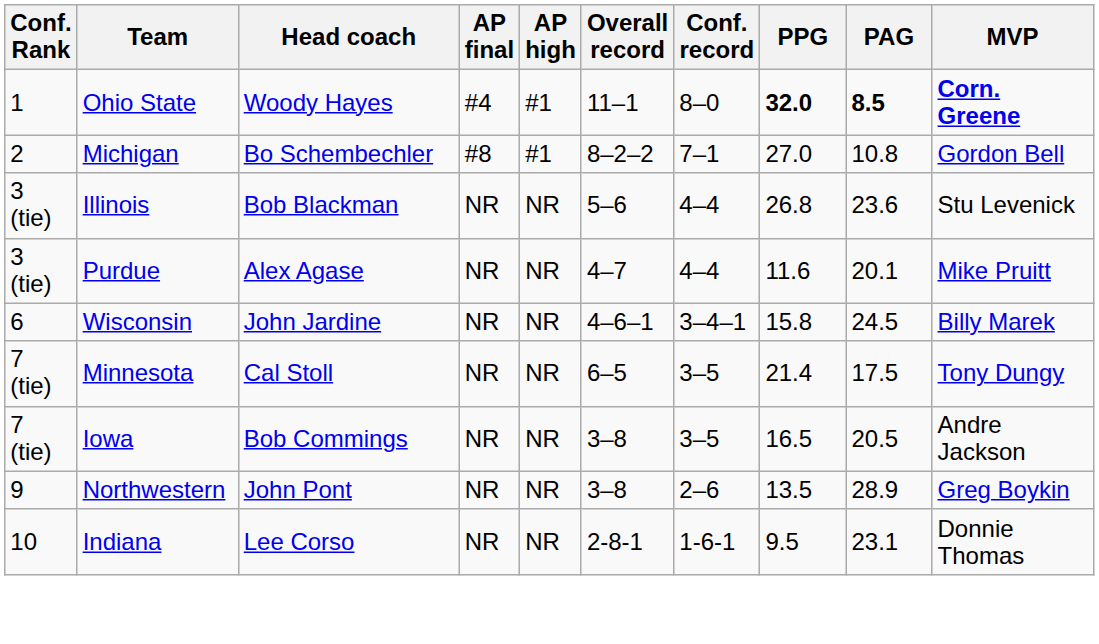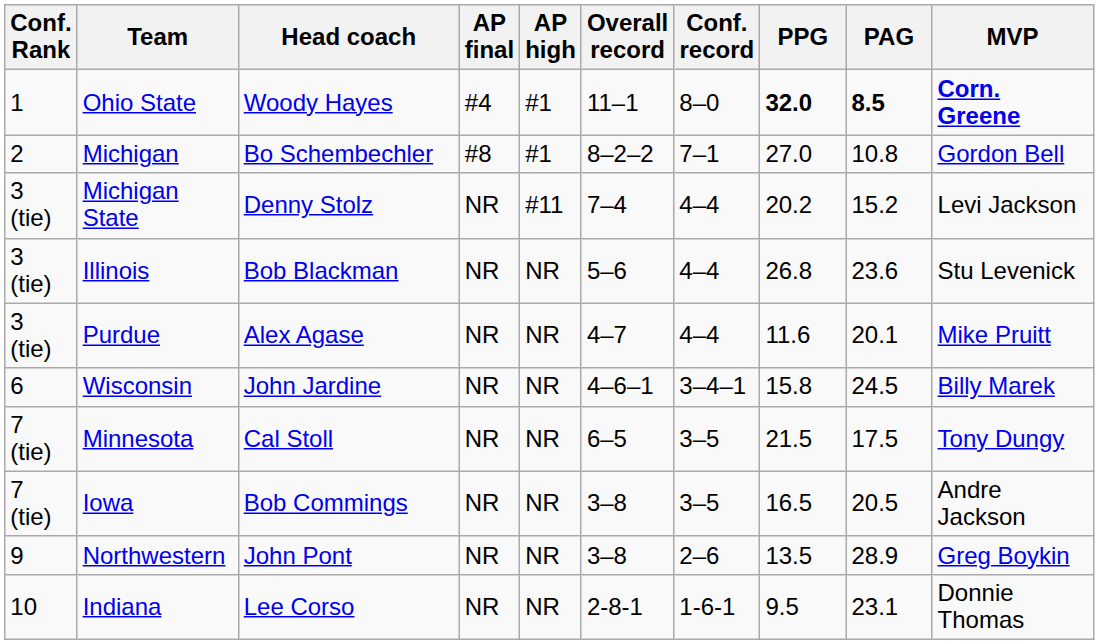+ row: (131, 205)
(789, 373) 21.4 -> (789, 438) 21.5
